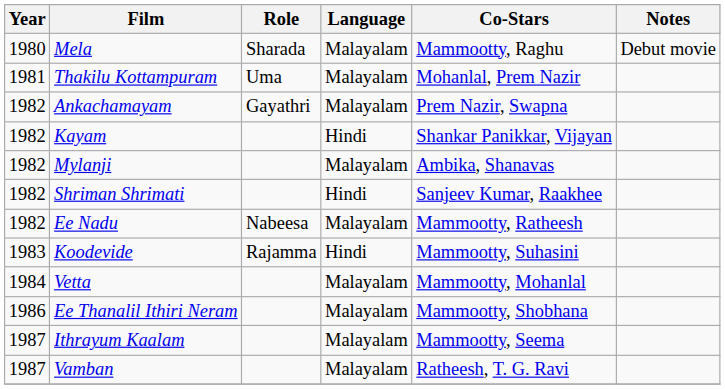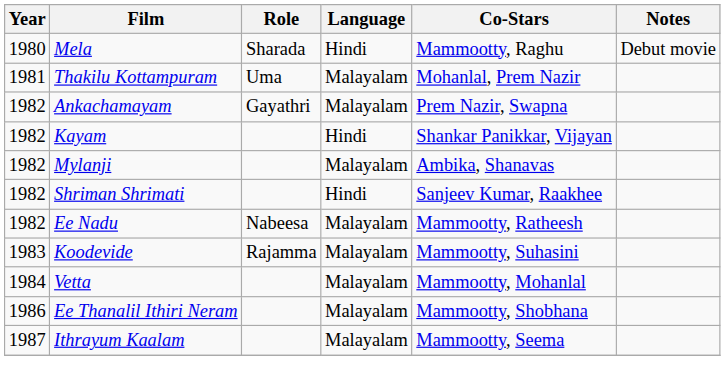(366, 48) Malayalam -> (346, 48) Hindi
(346, 252) Hindi -> (366, 252) Malayalam
- row: (84, 369)
